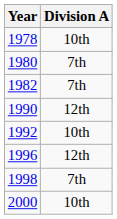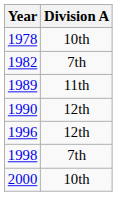- row: (23, 62)
+ row: (23, 86)
- row: (23, 132)
